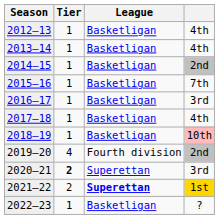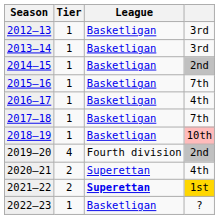(199, 31) 4th -> (199, 31) 3rd
(199, 48) 4th -> (199, 48) 3rd
(199, 101) 3rd -> (199, 101) 4th
(199, 118) 4th -> (199, 118) 7th
(69, 171) bold -> (69, 171) normal
(199, 171) 3rd -> (199, 171) 4th
